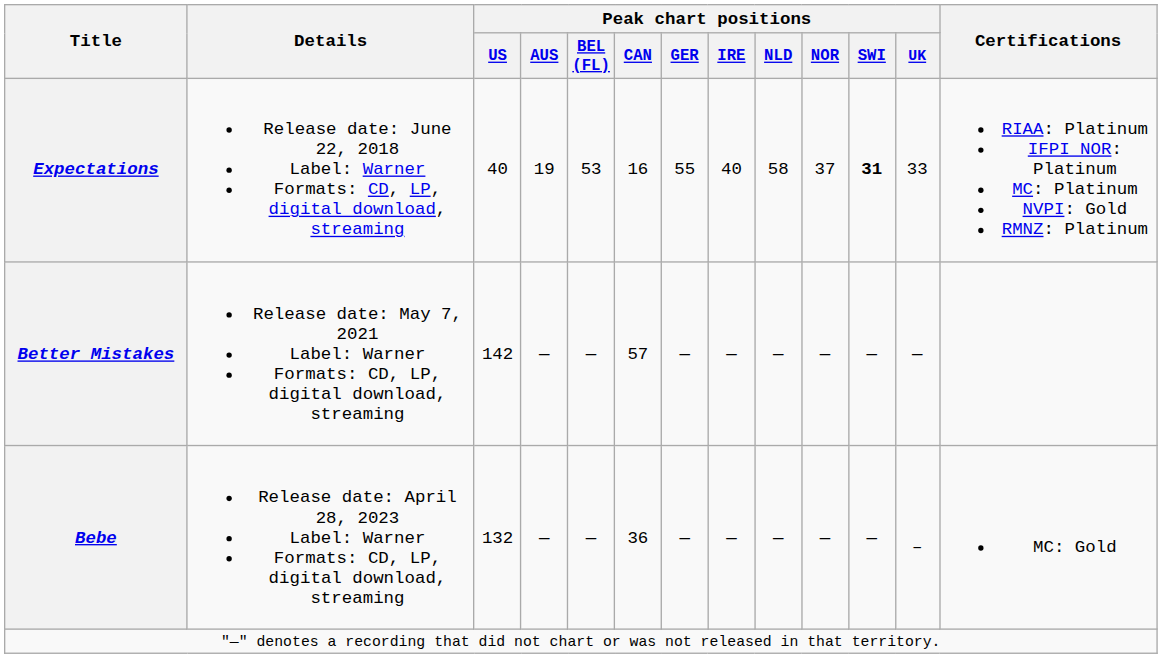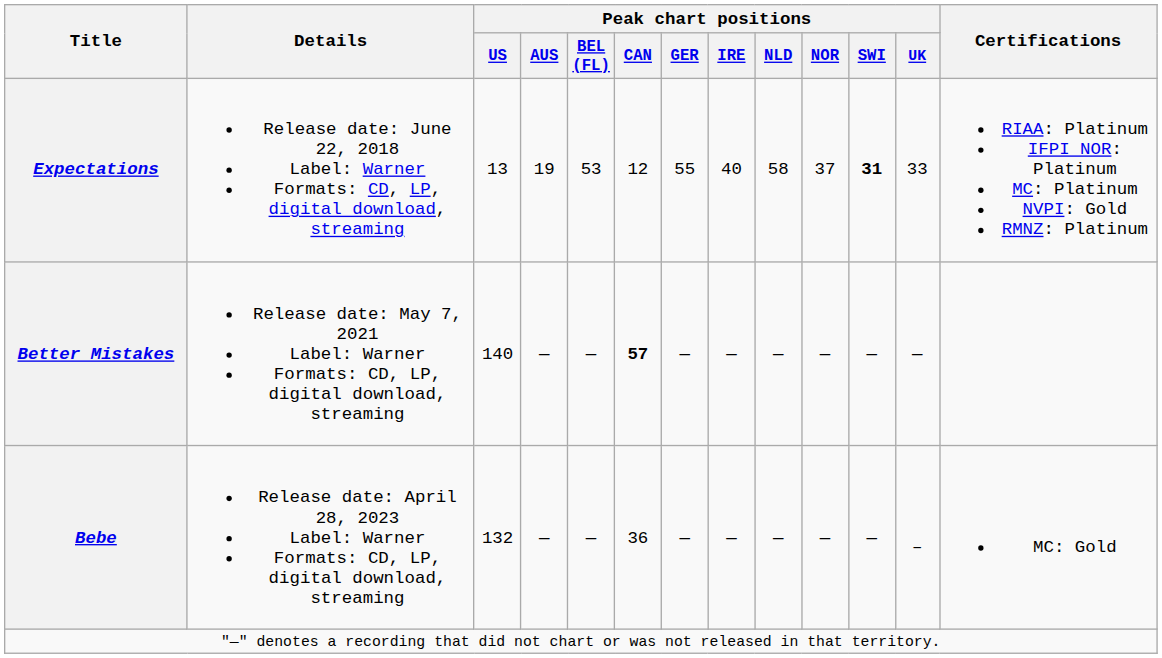(498, 170) 40 -> (498, 170) 13
(638, 170) 16 -> (638, 170) 12
(498, 354) 142 -> (498, 354) 140
(638, 354) normal -> (638, 354) bold
